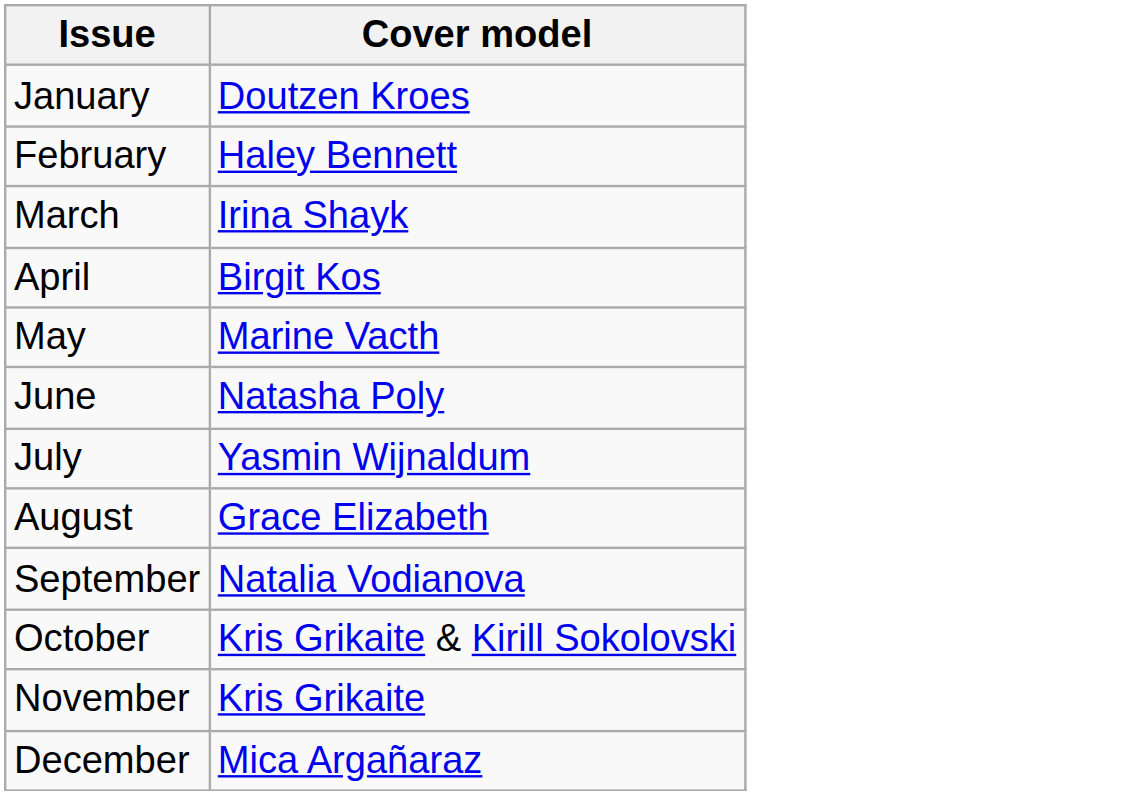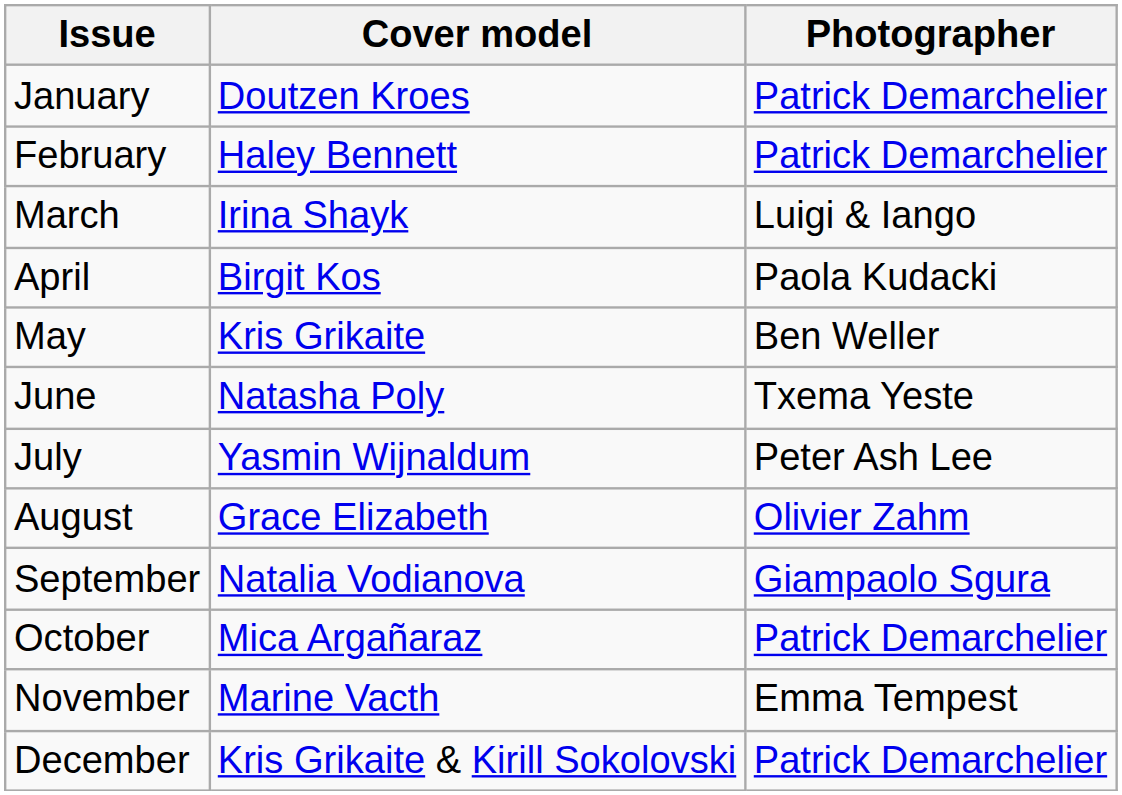+ column: (930, 34)
(329, 336) Marine Vacth -> (321, 336) Kris Grikaite
(477, 638) Kris Grikaite & Kirill Sokolovski -> (350, 638) Mica Argañaraz
(321, 699) Kris Grikaite -> (329, 699) Marine Vacth
(350, 759) Mica Argañaraz -> (477, 759) Kris Grikaite & Kirill Sokolovski
